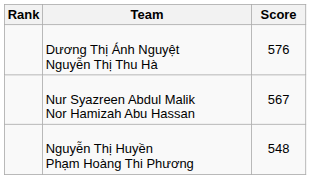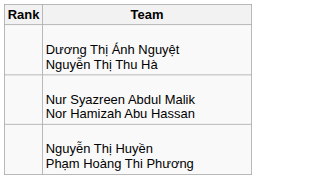- column: (279, 14)
